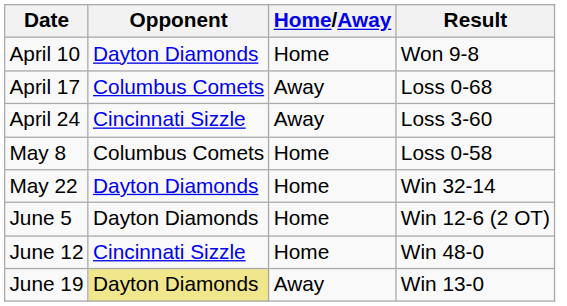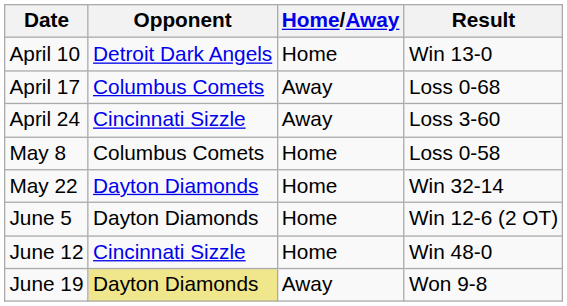(176, 53) Dayton Diamonds -> (183, 53) Detroit Dark Angels
(440, 53) Won 9-8 -> (451, 53) Win 13-0
(442, 284) Win 13-0 -> (448, 284) Won 9-8
